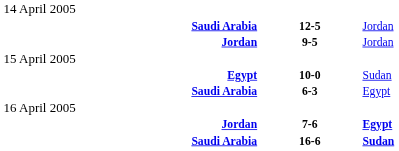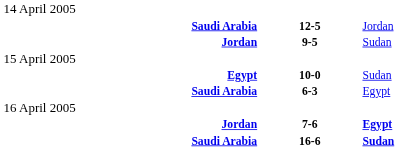(378, 42) Jordan -> (377, 42) Sudan
